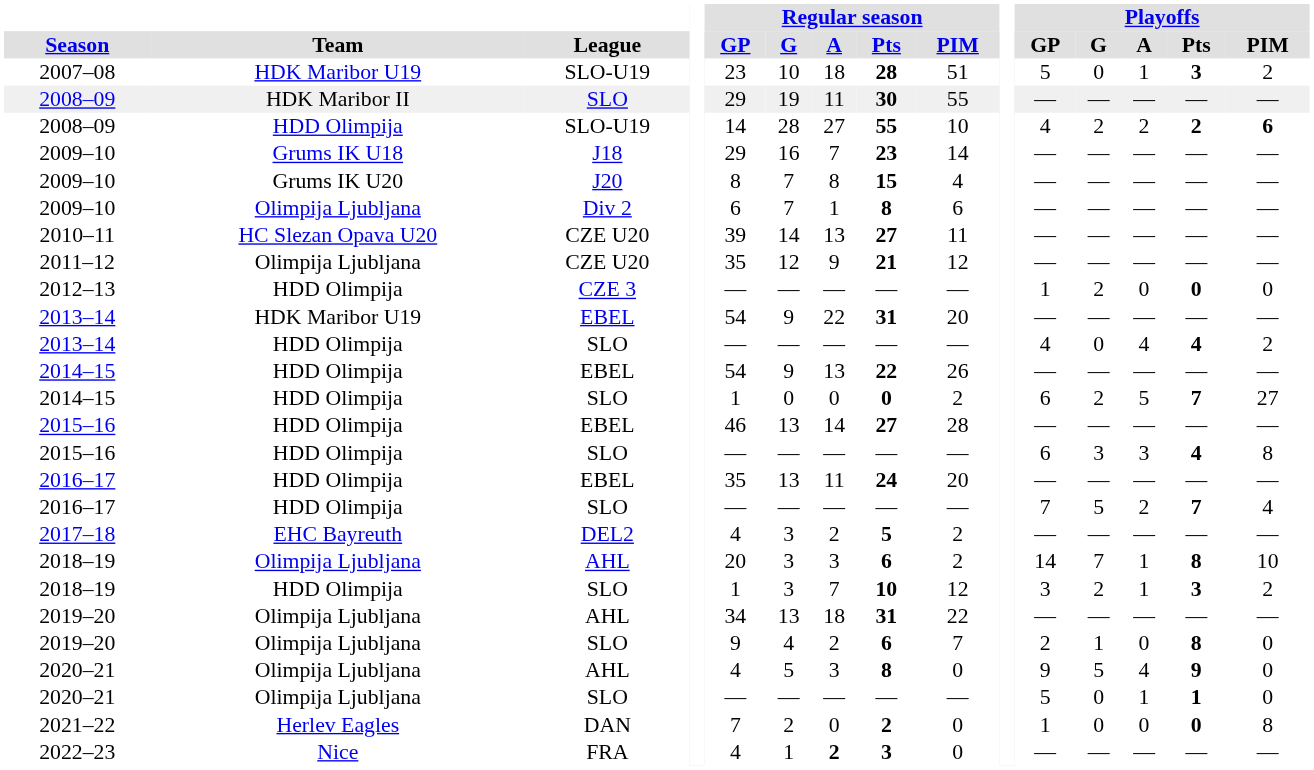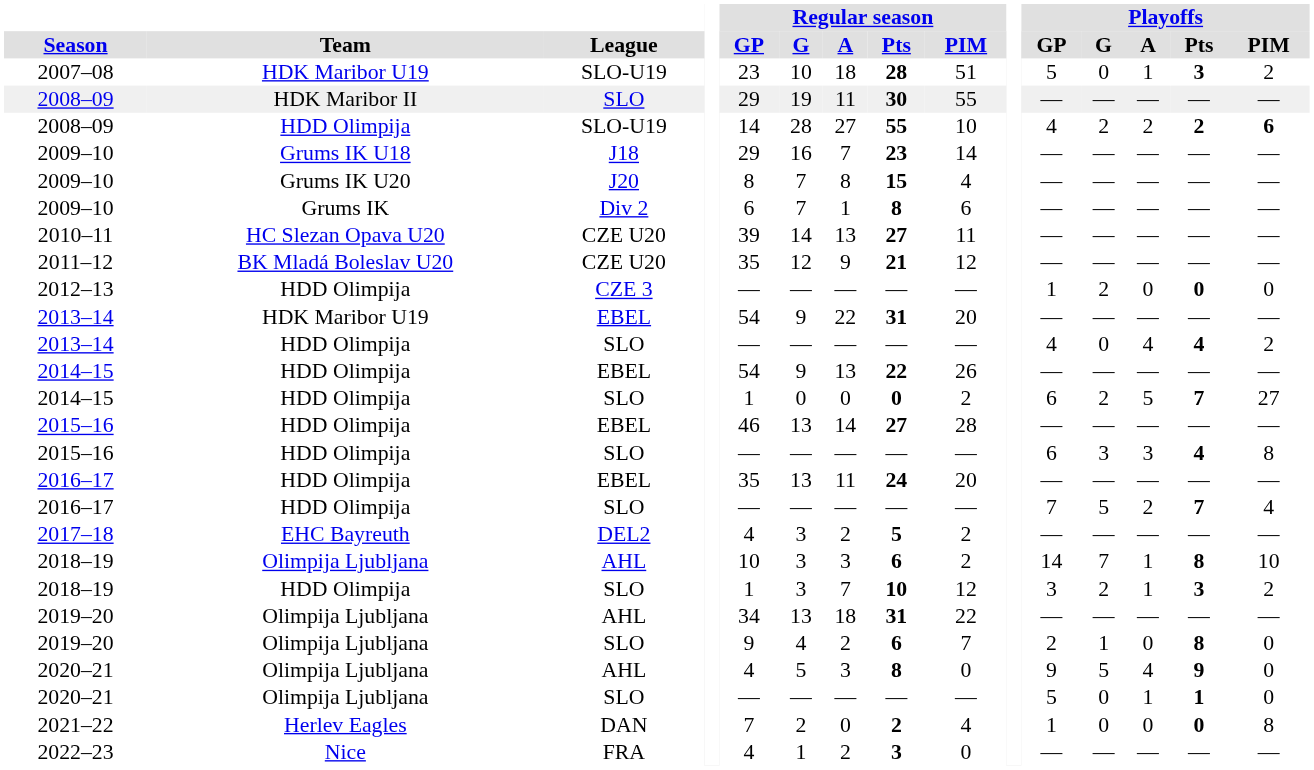(338, 207) Olimpija Ljubljana -> (345, 207) Grums IK
(338, 262) Olimpija Ljubljana -> (345, 262) BK Mladá Boleslav U20
(735, 561) 20 -> (749, 561) 10
(958, 724) 0 -> (966, 724) 4
(834, 751) bold -> (845, 751) normal
